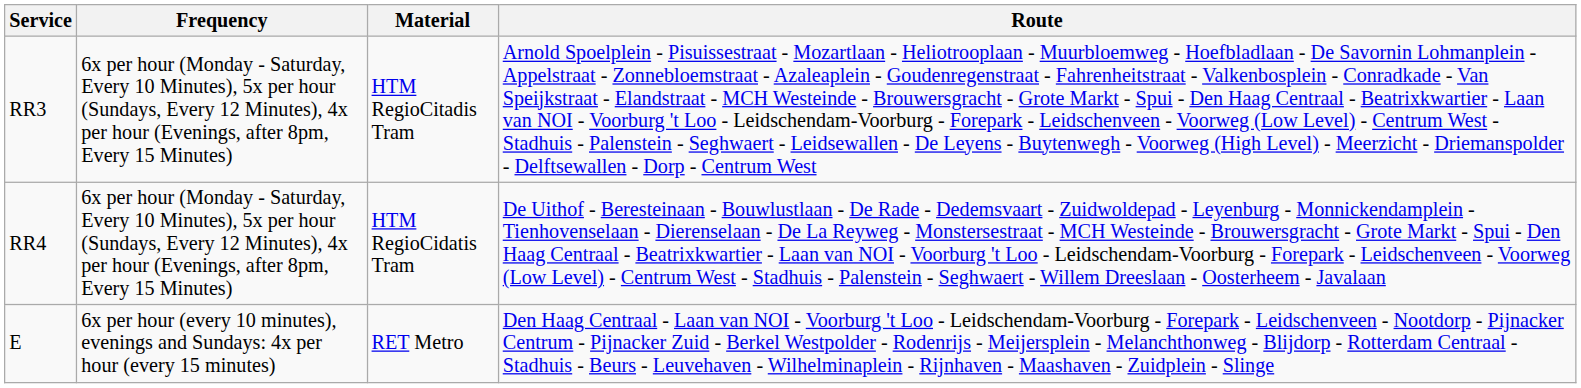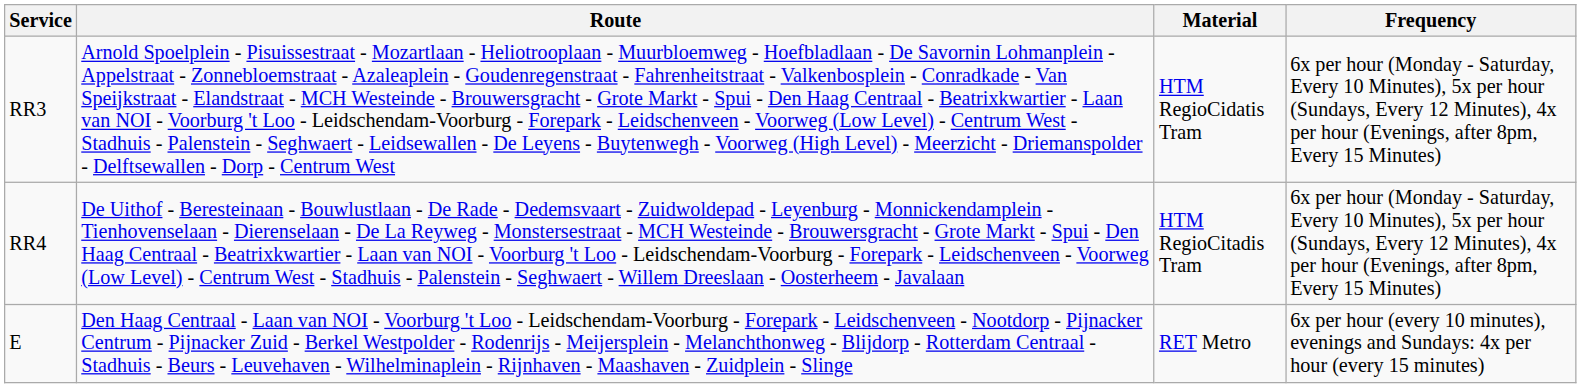columns swapped: (1037, 20) <-> (222, 20)
(424, 109) HTM RegioCitadis Tram -> (1212, 109) HTM RegioCidatis Tram
(424, 243) HTM RegioCidatis Tram -> (1212, 243) HTM RegioCitadis Tram
